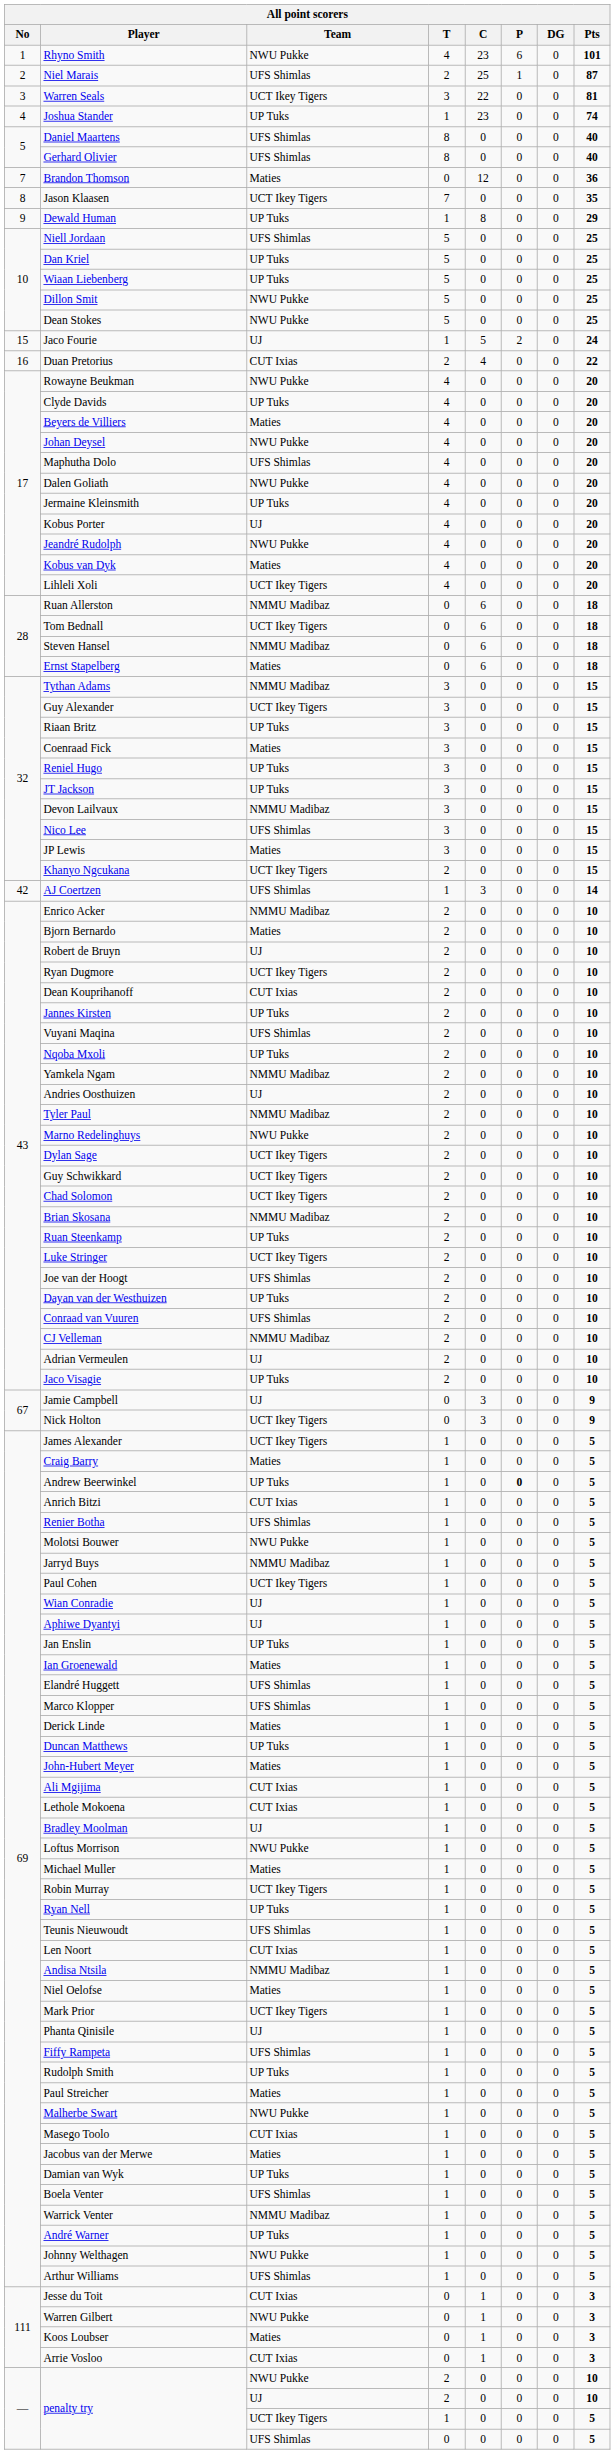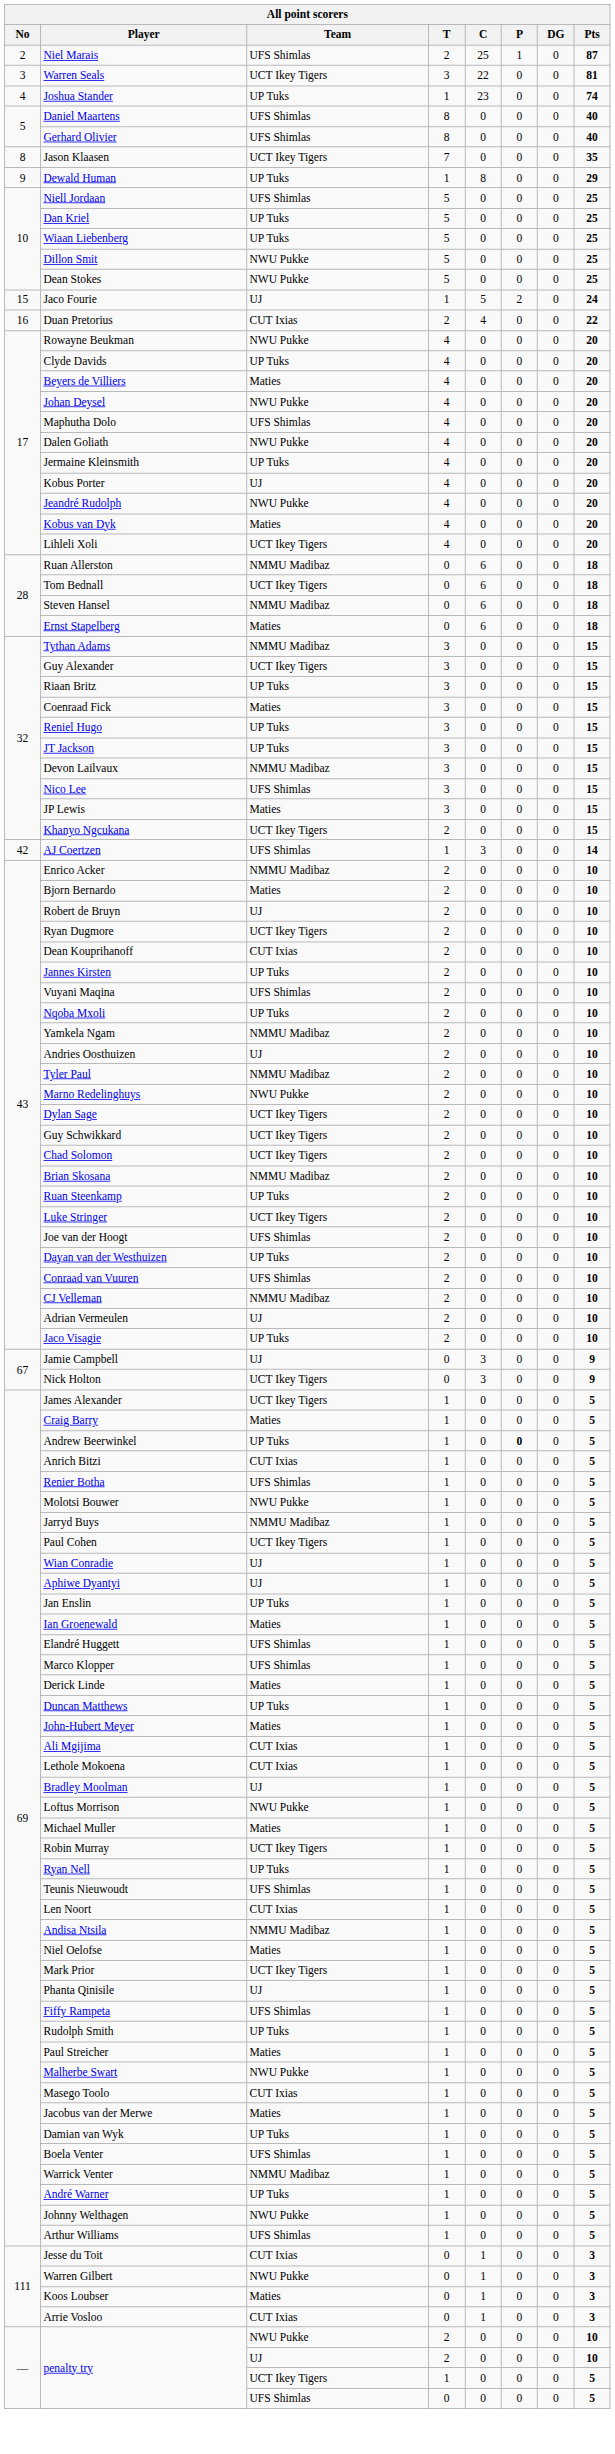- row: (74, 55)
- row: (86, 178)
